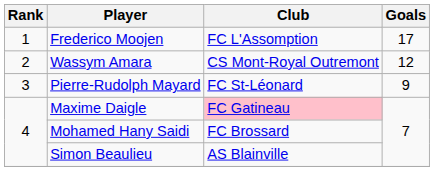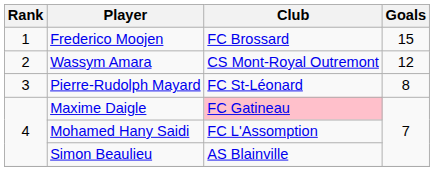(263, 39) FC L'Assomption -> (248, 39) FC Brossard
(406, 39) 17 -> (406, 39) 15
(406, 85) 9 -> (406, 85) 8
(248, 131) FC Brossard -> (263, 131) FC L'Assomption
